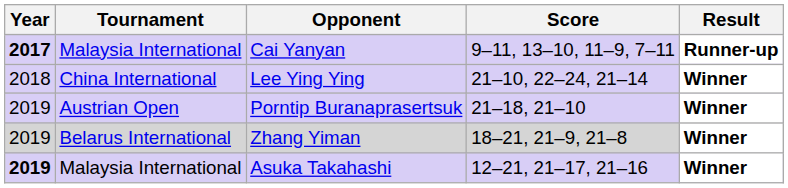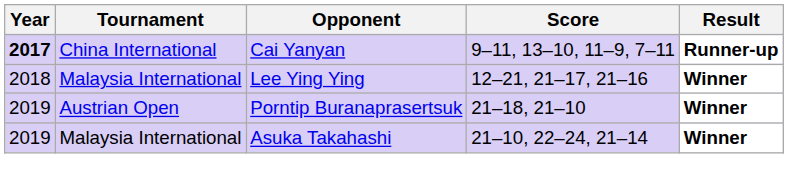(150, 49) Malaysia International -> (138, 49) China International
(138, 79) China International -> (150, 79) Malaysia International
(560, 79) 21–10, 22–24, 21–14 -> (560, 79) 12–21, 21–17, 21–16
- row: (305, 138)
(30, 168) bold -> (30, 138) normal
(560, 168) 12–21, 21–17, 21–16 -> (560, 138) 21–10, 22–24, 21–14
